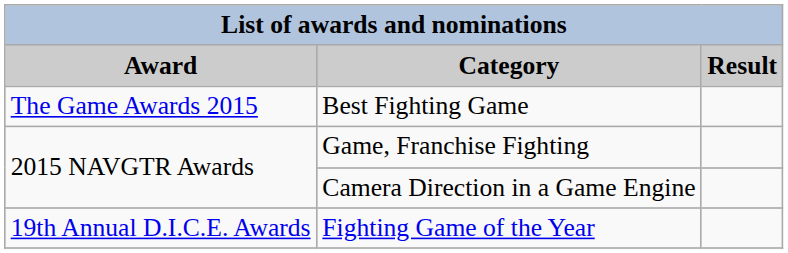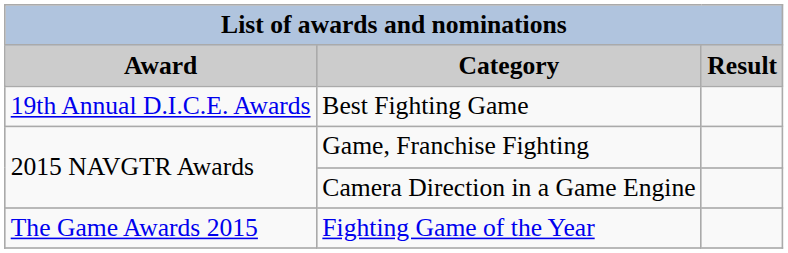(134, 106) The Game Awards 2015 -> (161, 106) 19th Annual D.I.C.E. Awards
(161, 227) 19th Annual D.I.C.E. Awards -> (134, 227) The Game Awards 2015
